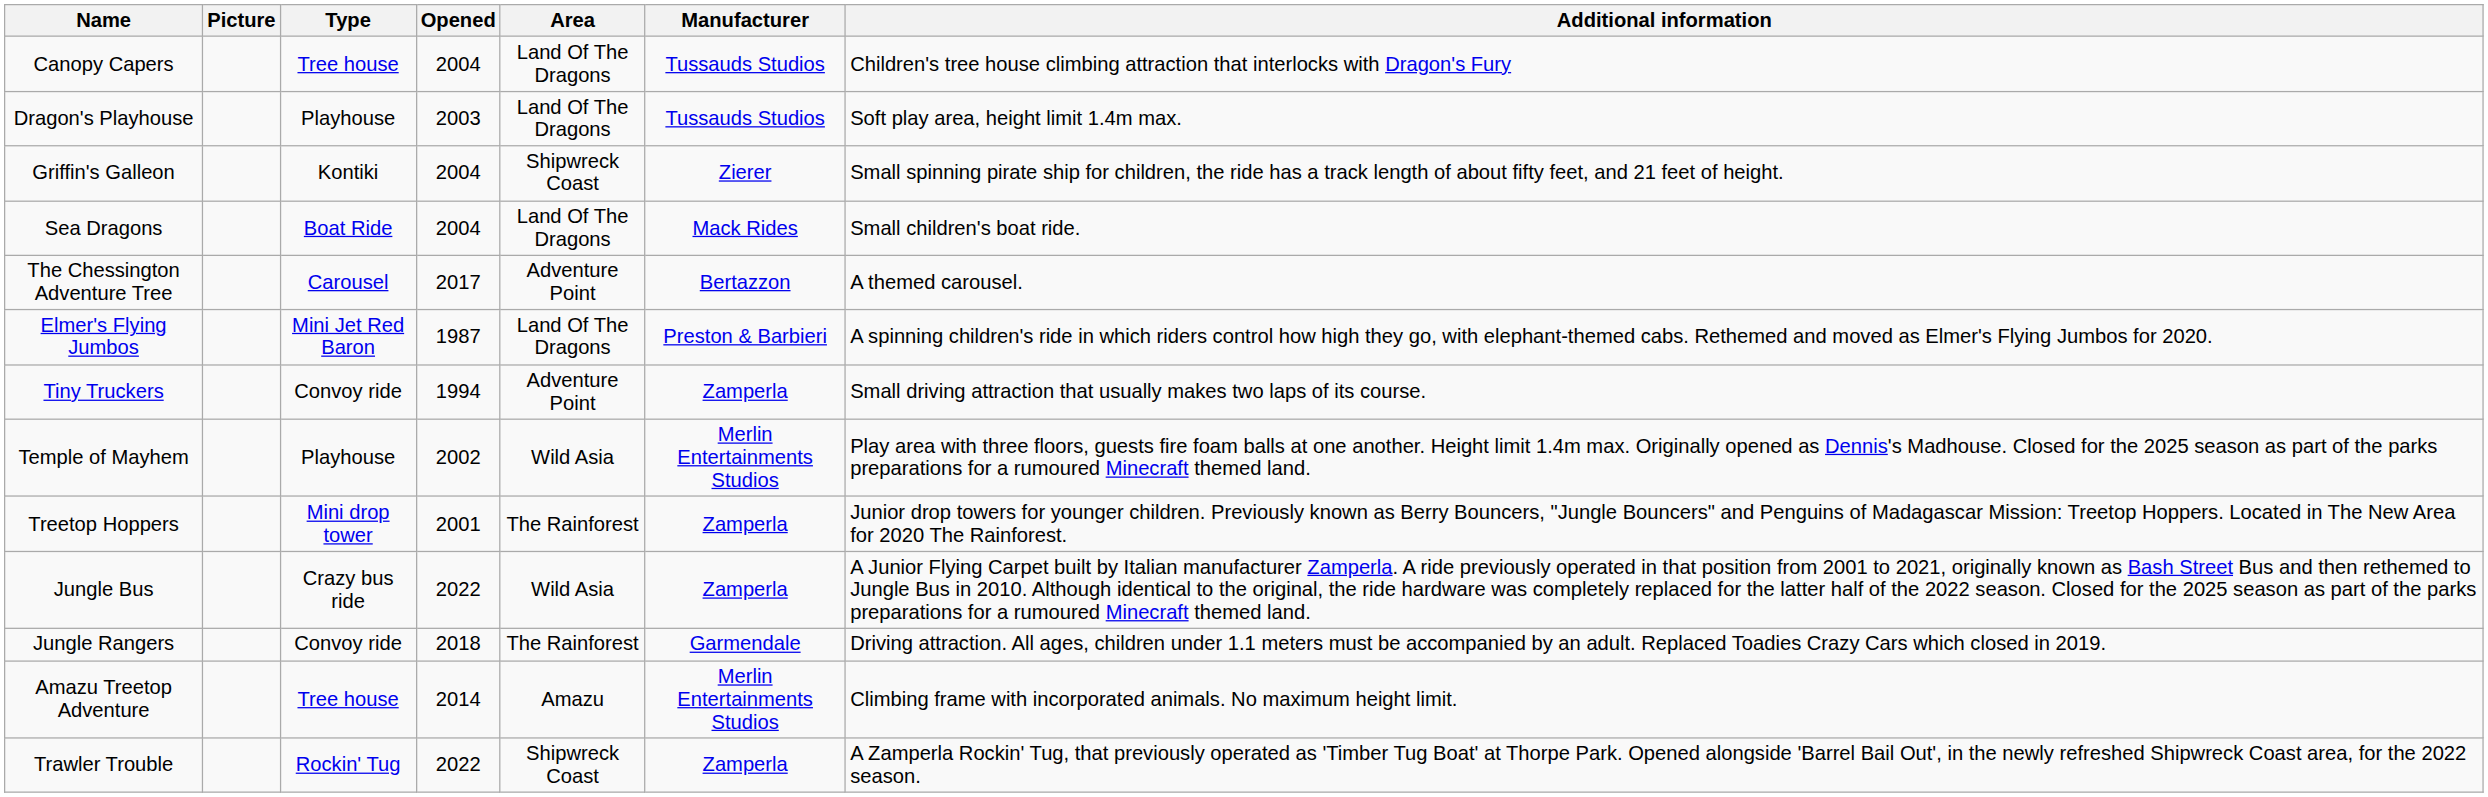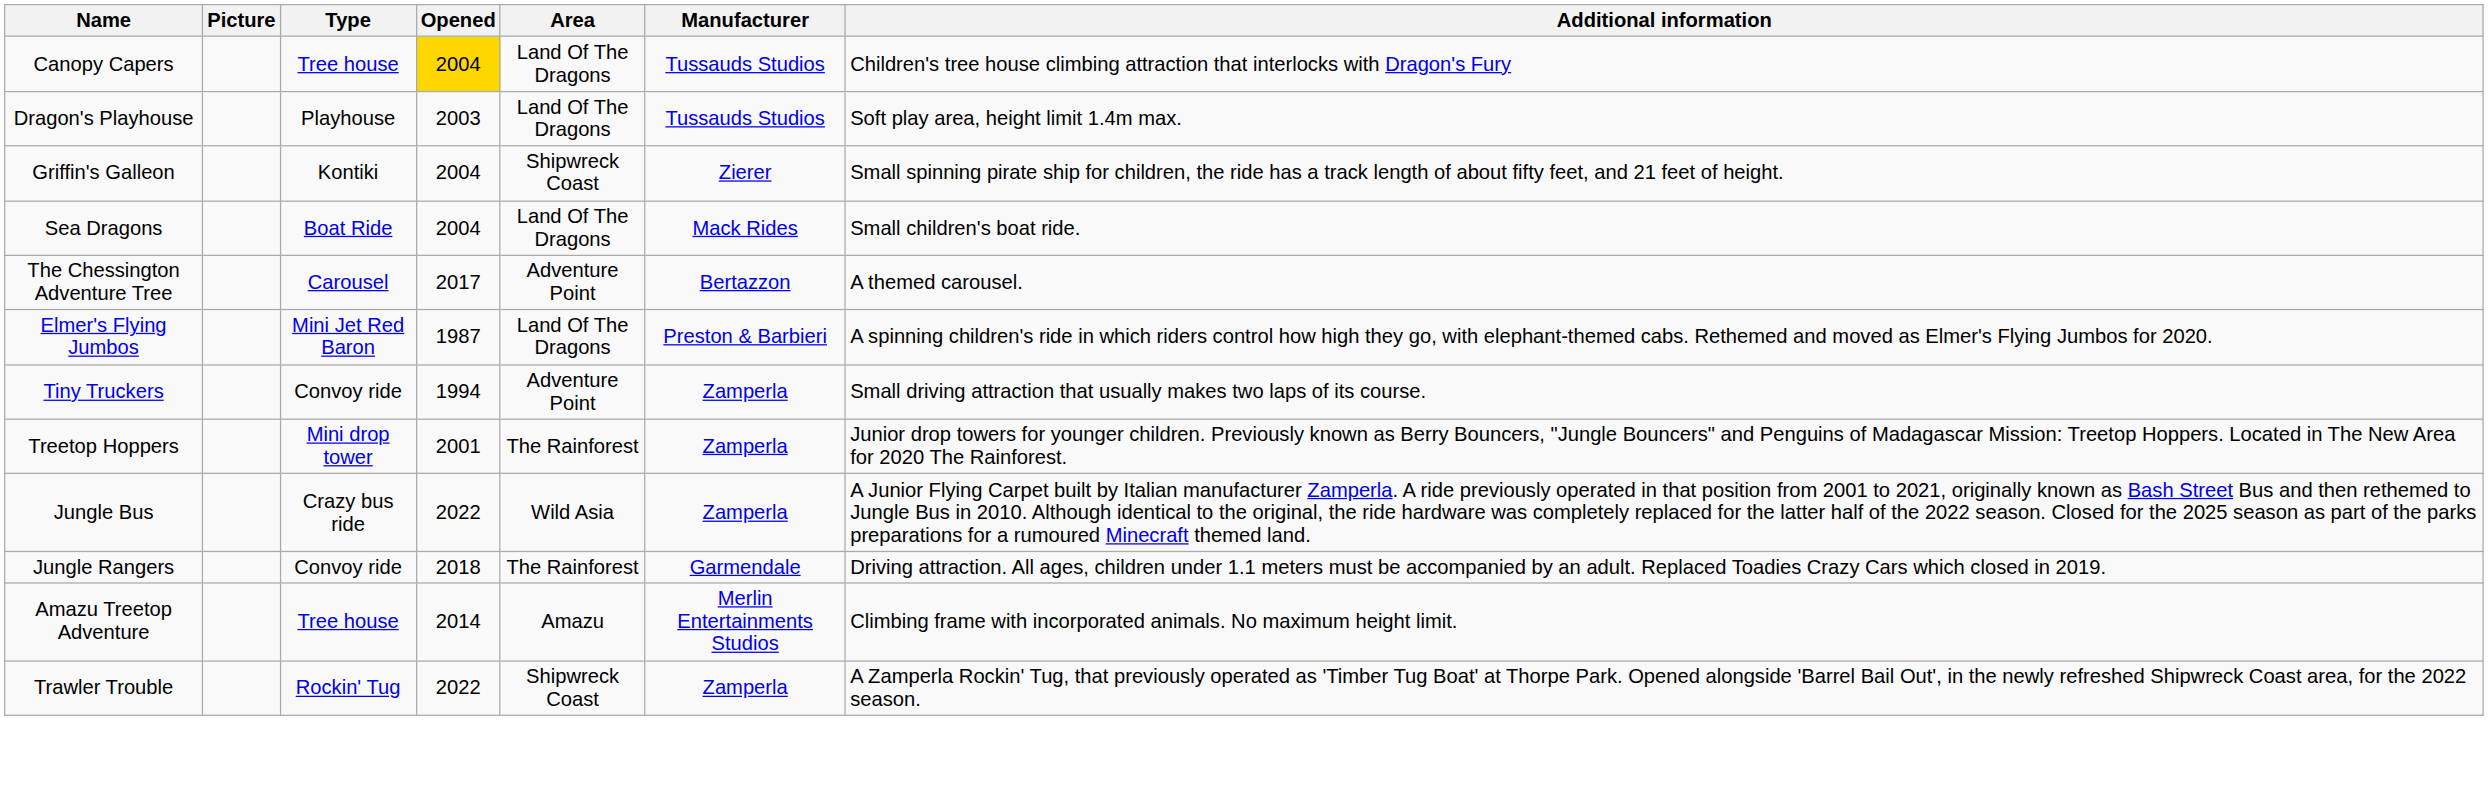(458, 63) no background -> (458, 63) gold background
- row: (104, 457)
